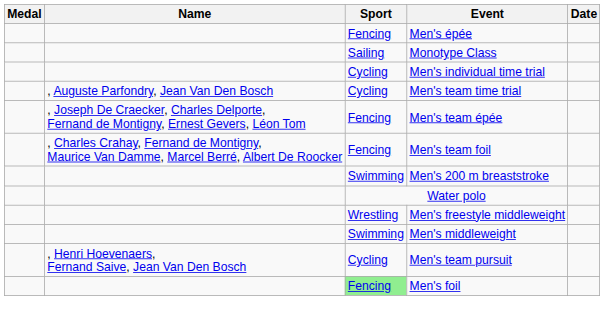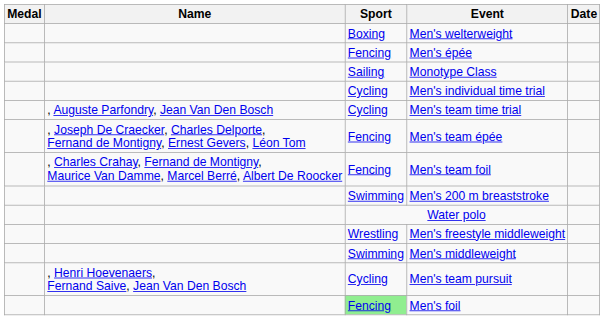+ row: (461, 33)
